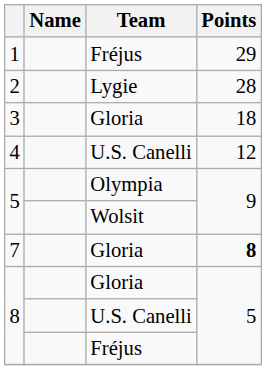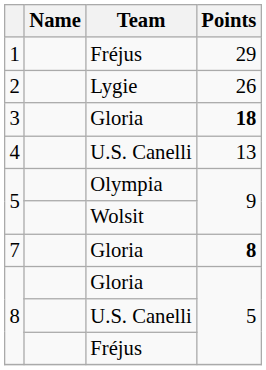(246, 86) 28 -> (246, 86) 26
(246, 119) normal -> (246, 119) bold
(246, 151) 12 -> (246, 151) 13
